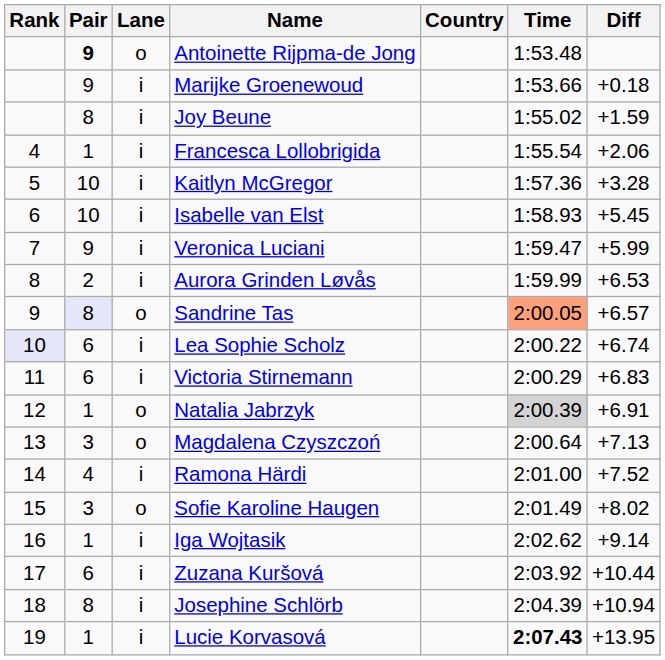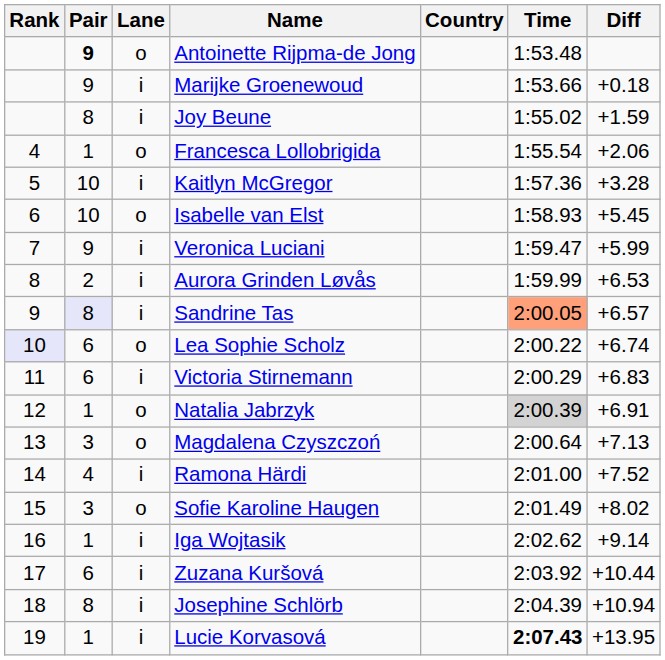(141, 150) i -> (141, 150) o
(141, 215) i -> (141, 215) o
(141, 313) o -> (141, 313) i
(141, 345) i -> (141, 345) o
